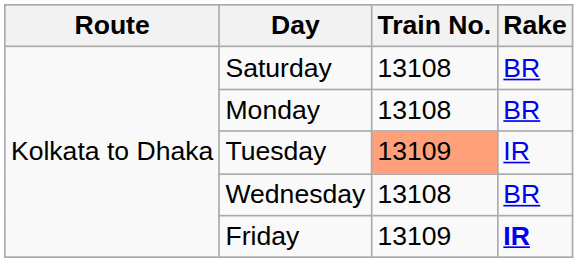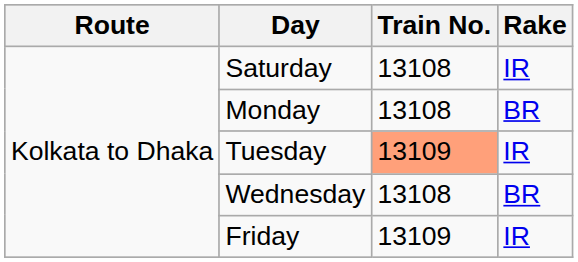(522, 67) BR -> (517, 67) IR
(517, 236) bold -> (517, 236) normal
